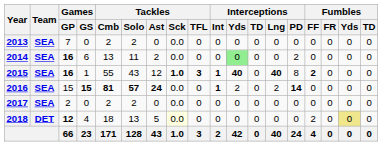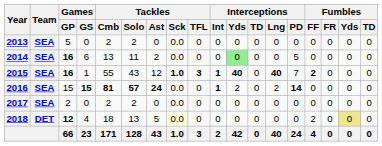(68, 42) 7 -> (68, 42) 5
(296, 57) 2 -> (296, 57) 5
(296, 73) 8 -> (296, 73) 7
